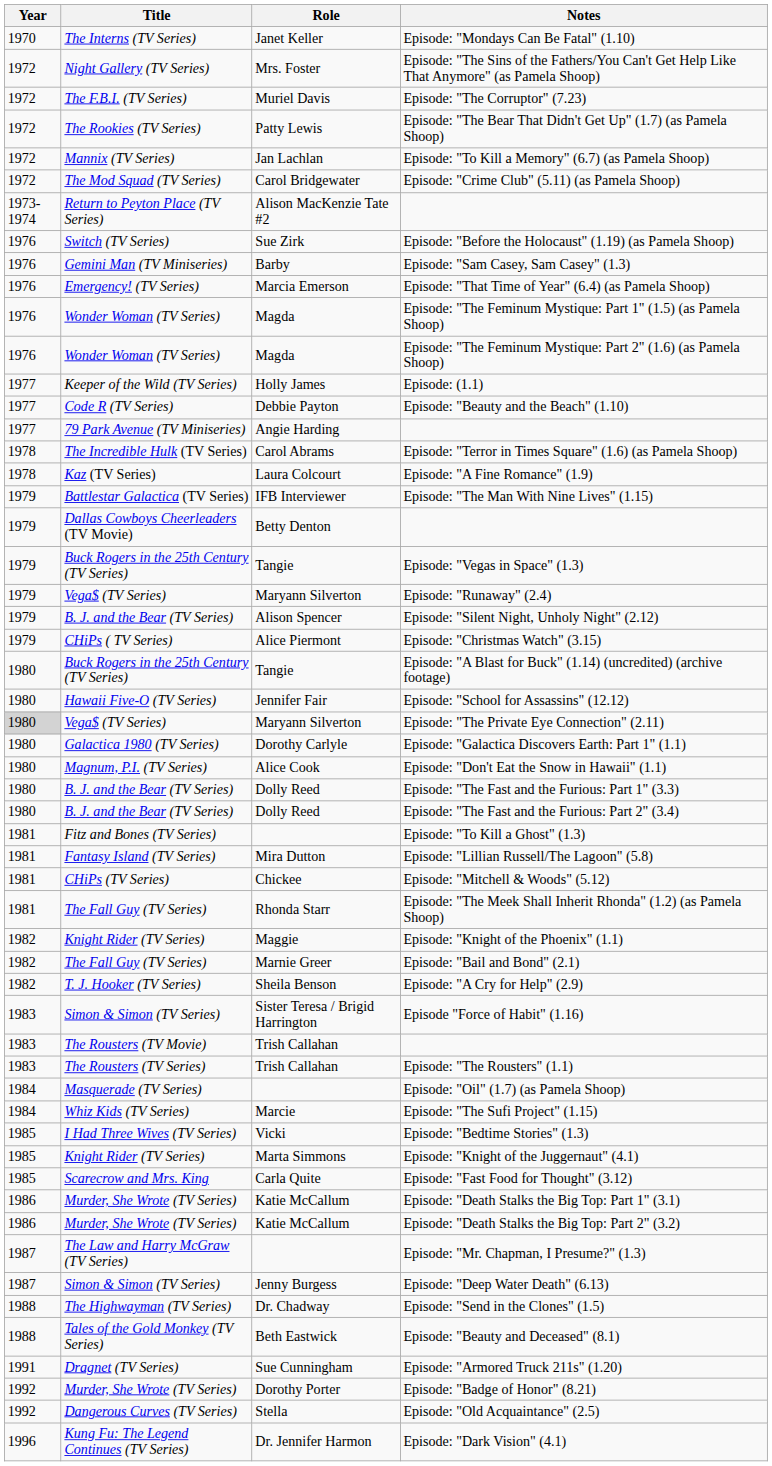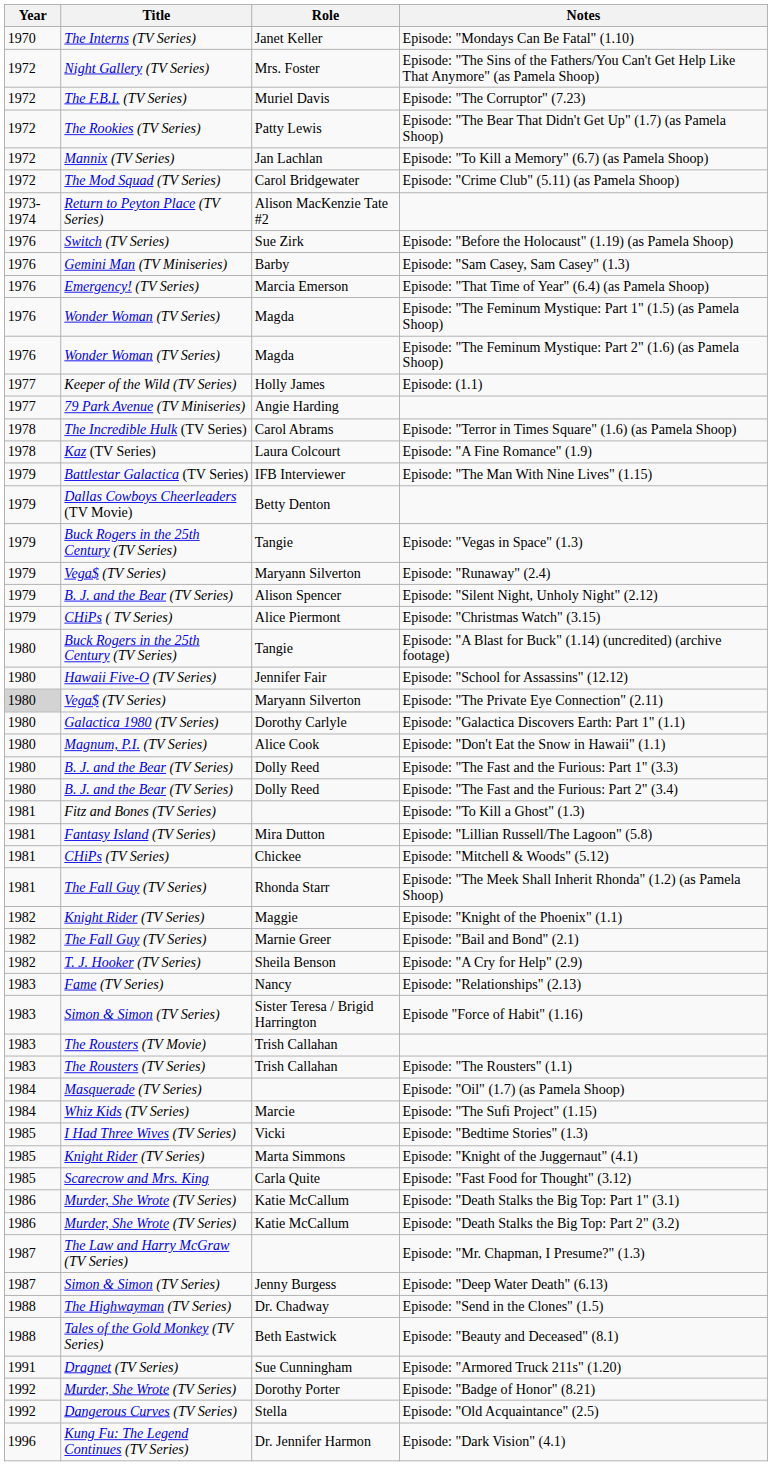- row: (297, 407)
+ row: (273, 984)
